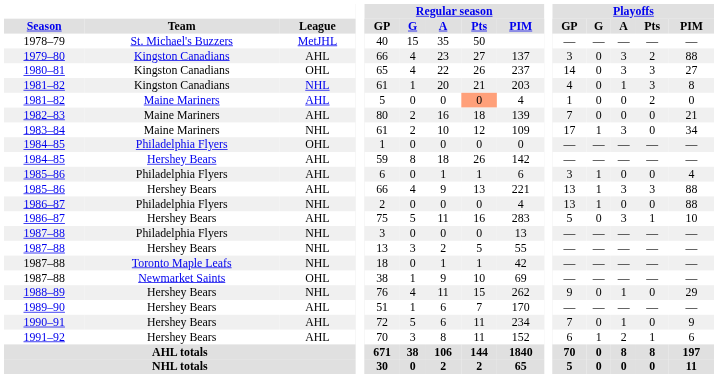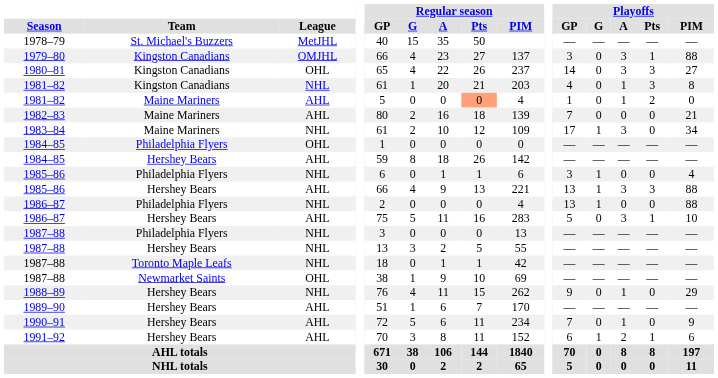(317, 55) AHL -> (317, 55) OMJHL
(652, 55) 2 -> (652, 55) 1
(624, 100) 0 -> (624, 100) 1
(317, 174) AHL -> (317, 174) NHL
